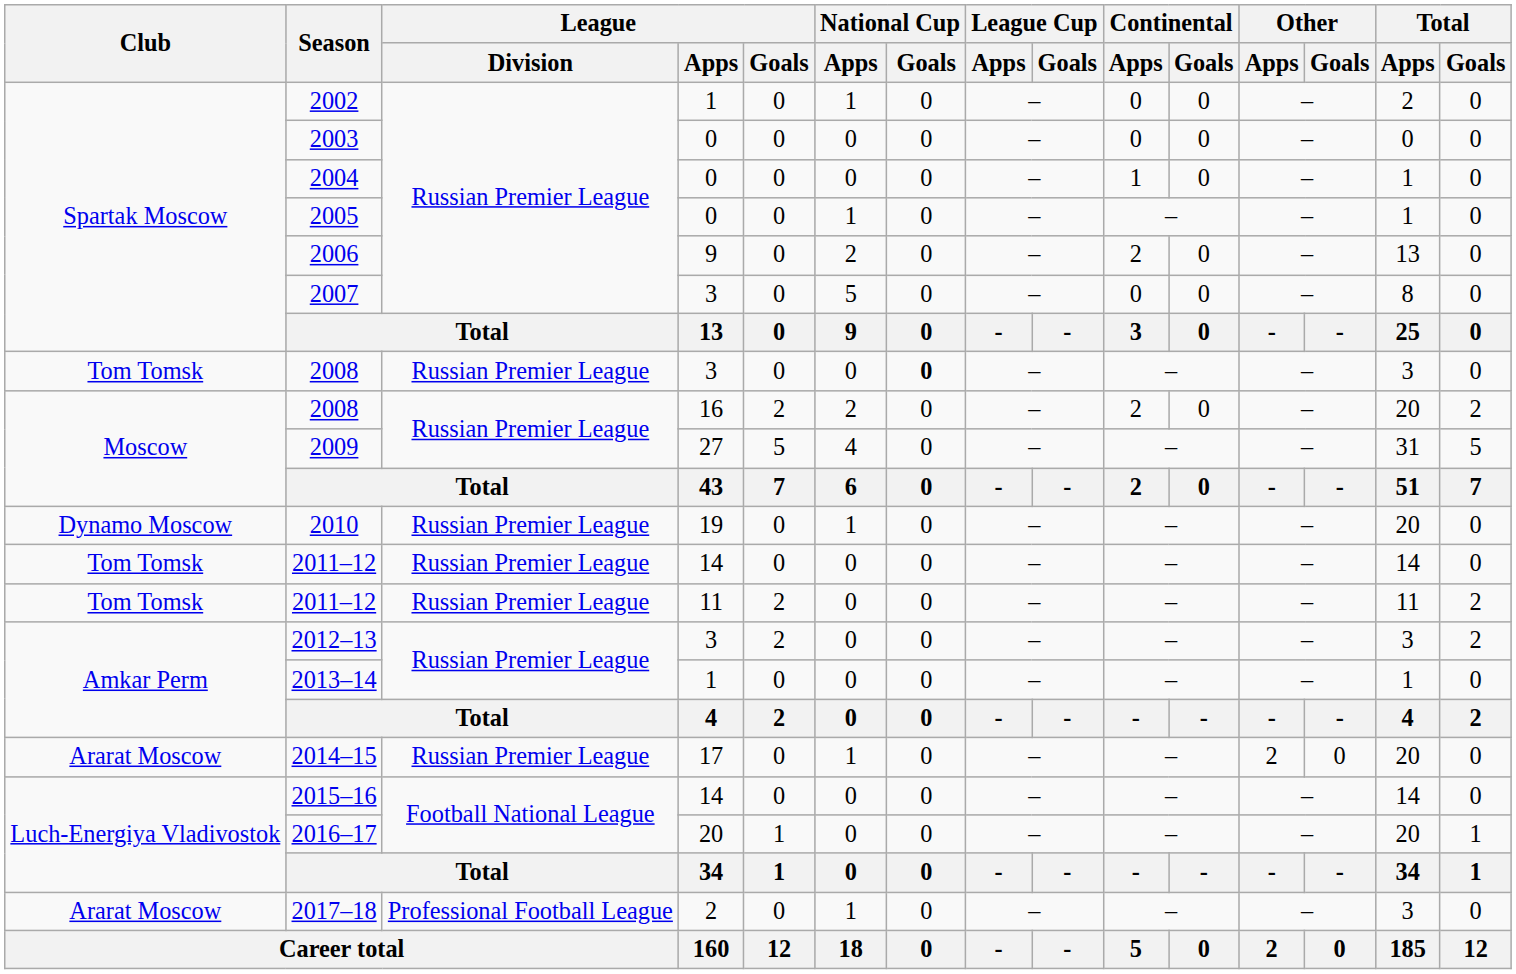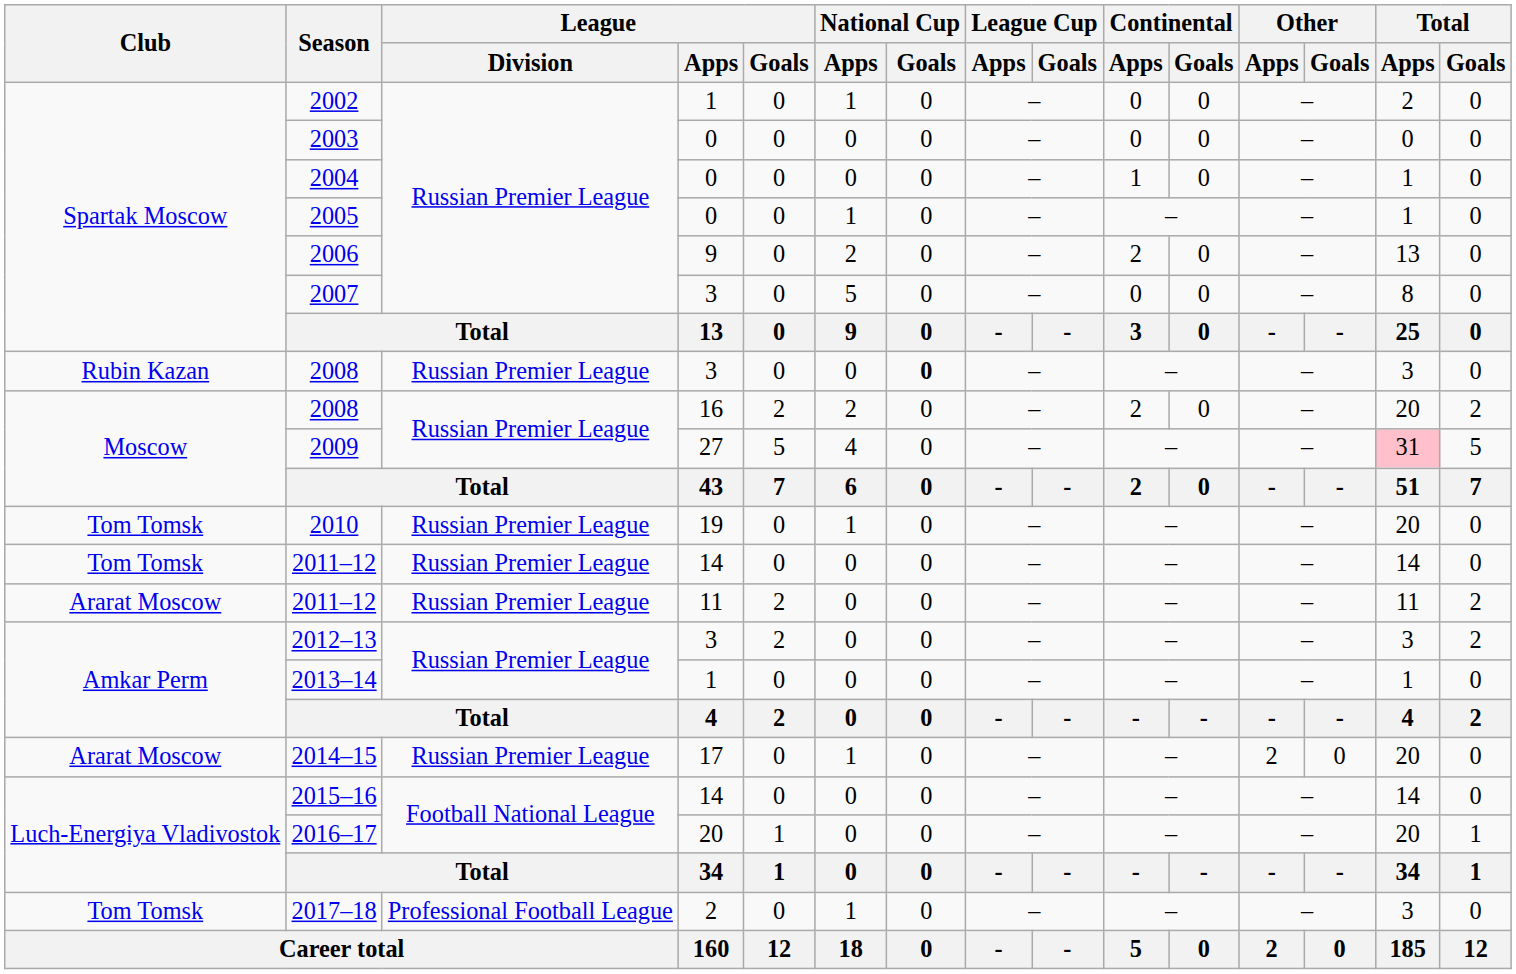(145, 370) Tom Tomsk -> (145, 370) Rubin Kazan
(1408, 448) no background -> (1408, 448) pink background
(145, 525) Dynamo Moscow -> (145, 525) Tom Tomsk
(145, 602) Tom Tomsk -> (145, 602) Ararat Moscow
(145, 910) Ararat Moscow -> (145, 910) Tom Tomsk
